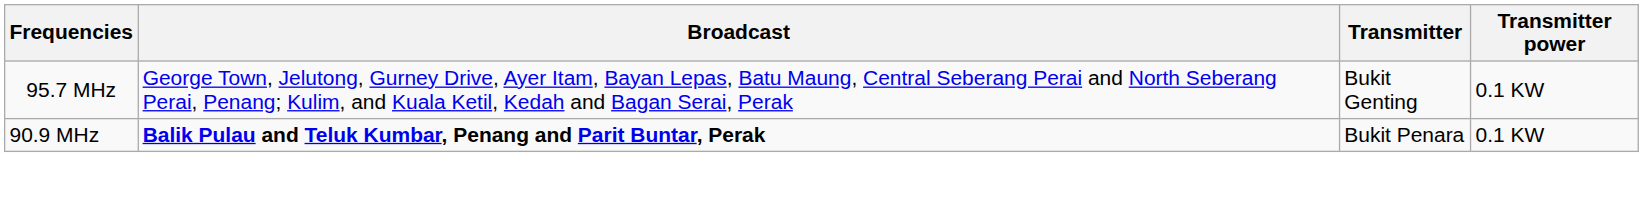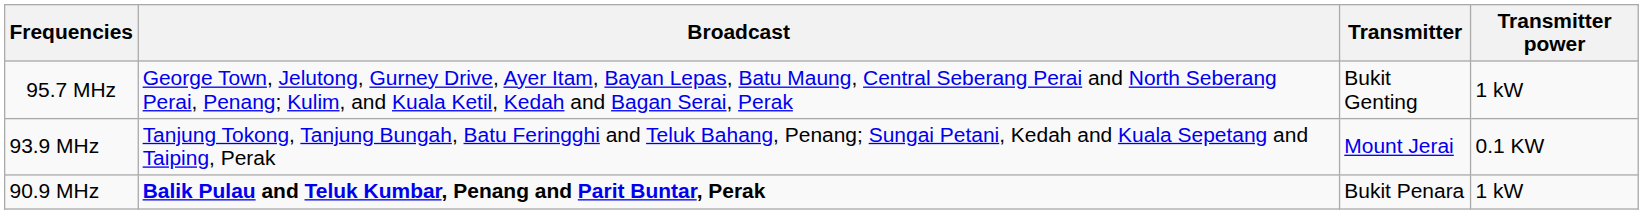(1510, 89) 0.1 KW -> (1499, 89) 1 kW
+ row: (54, 146)
(1510, 134) 0.1 KW -> (1499, 191) 1 kW
